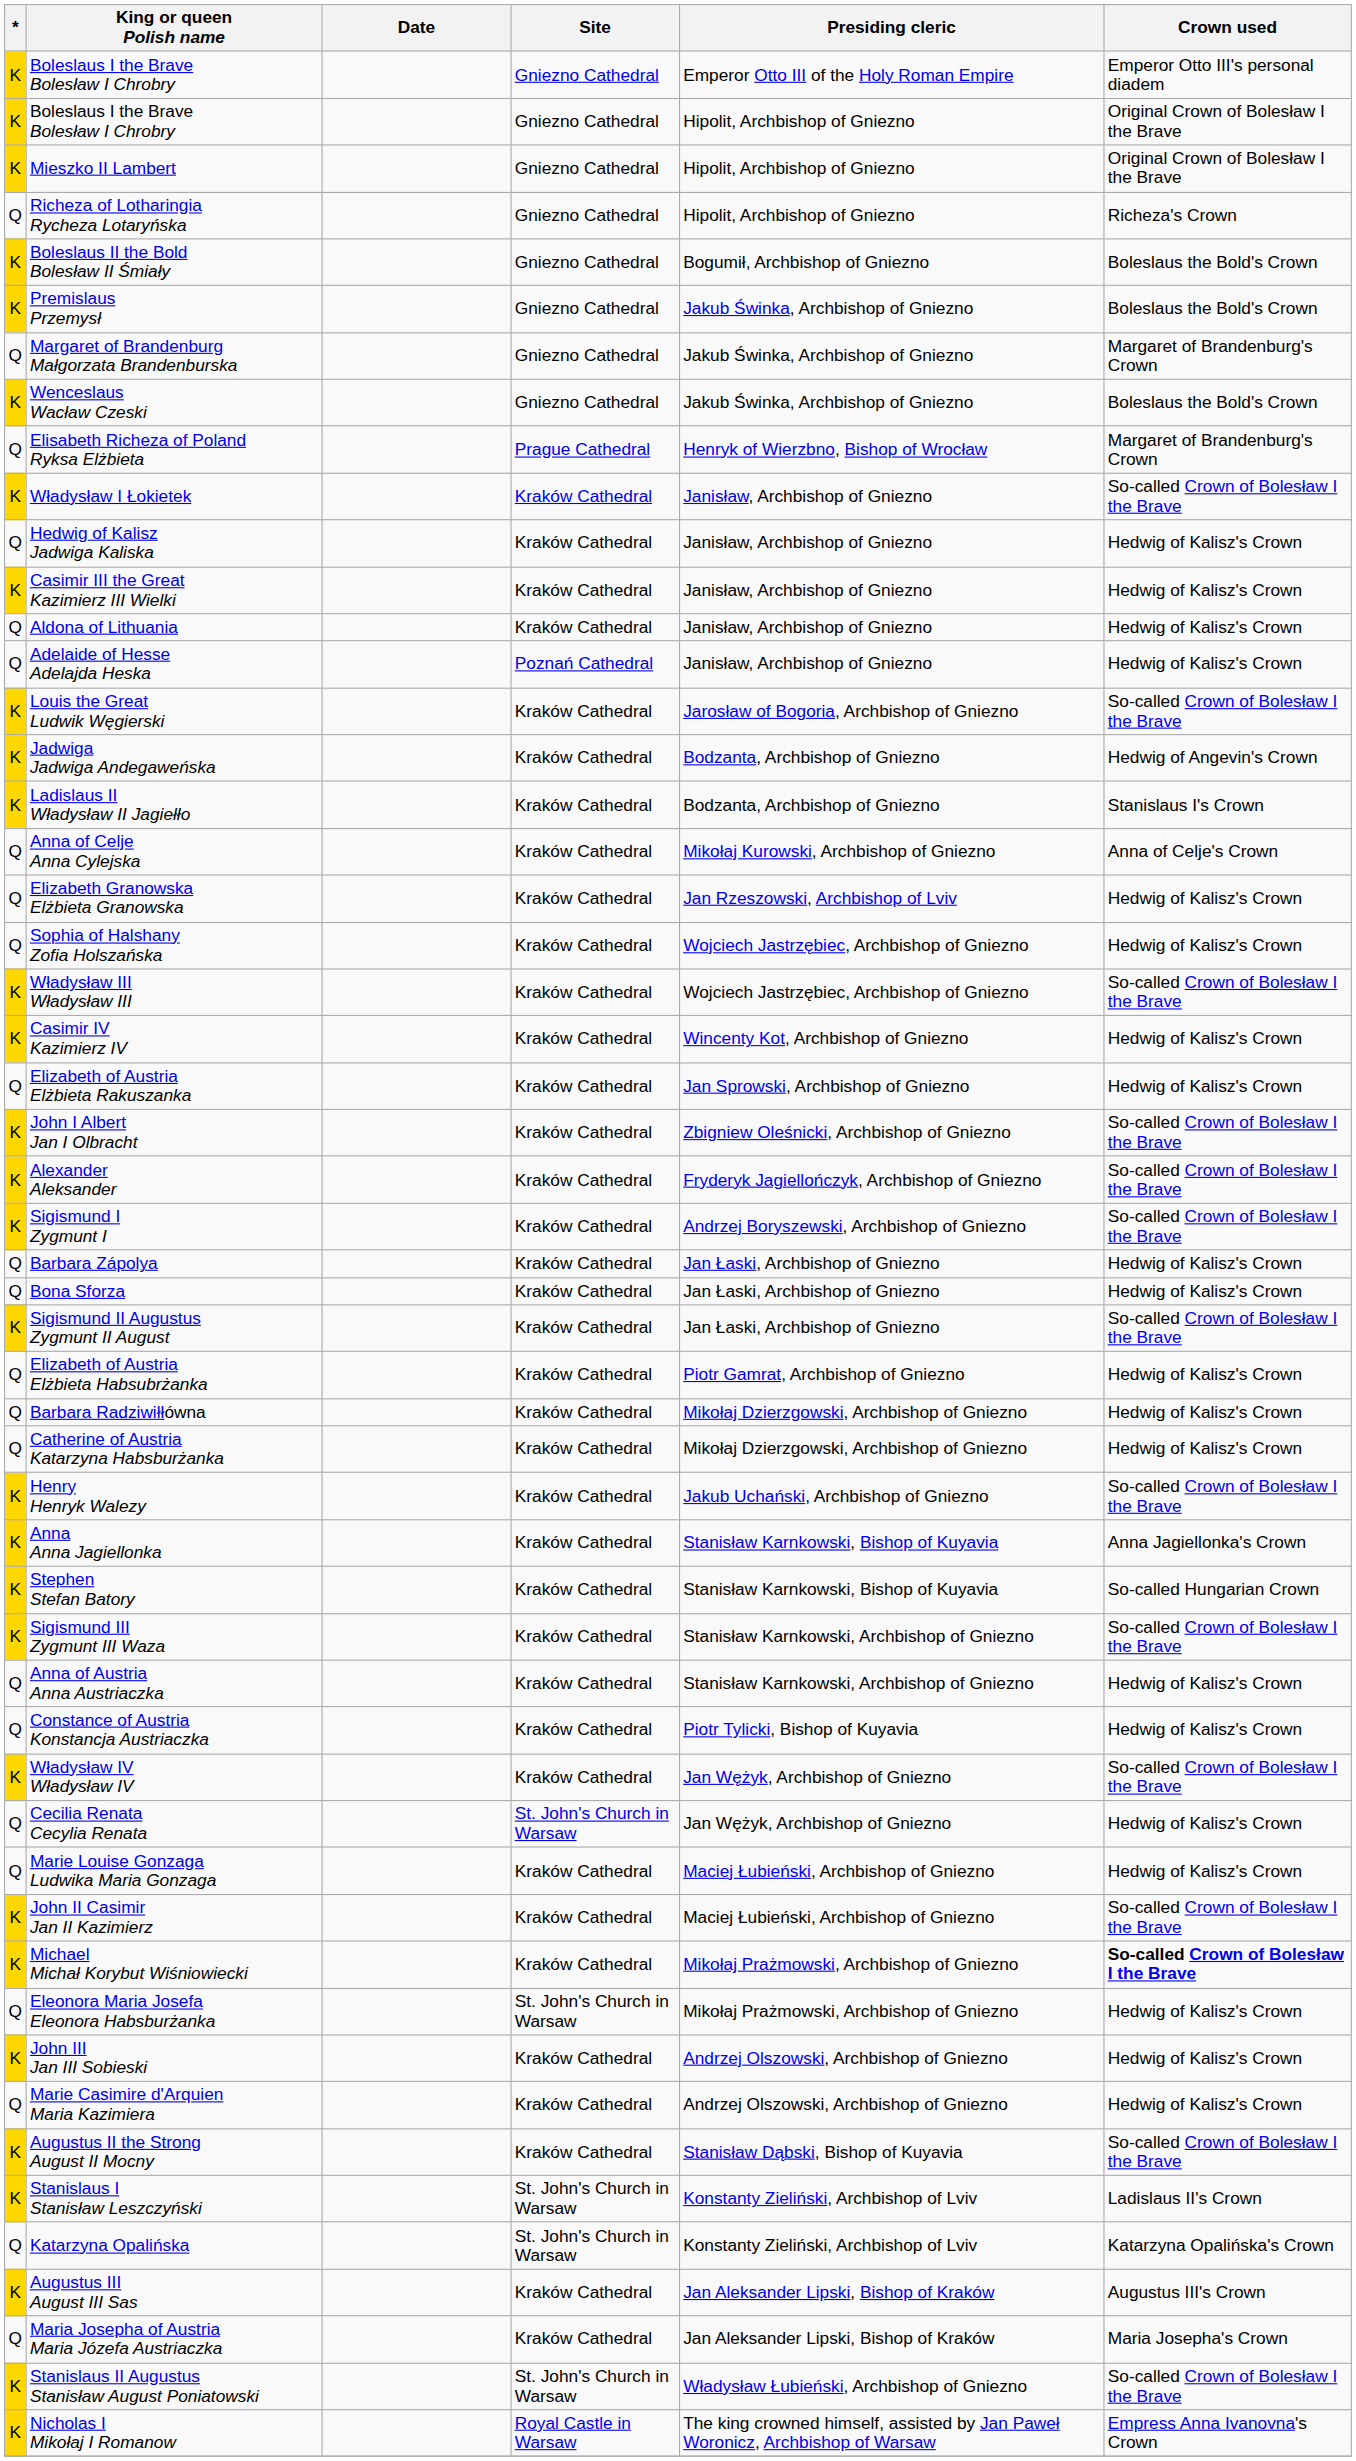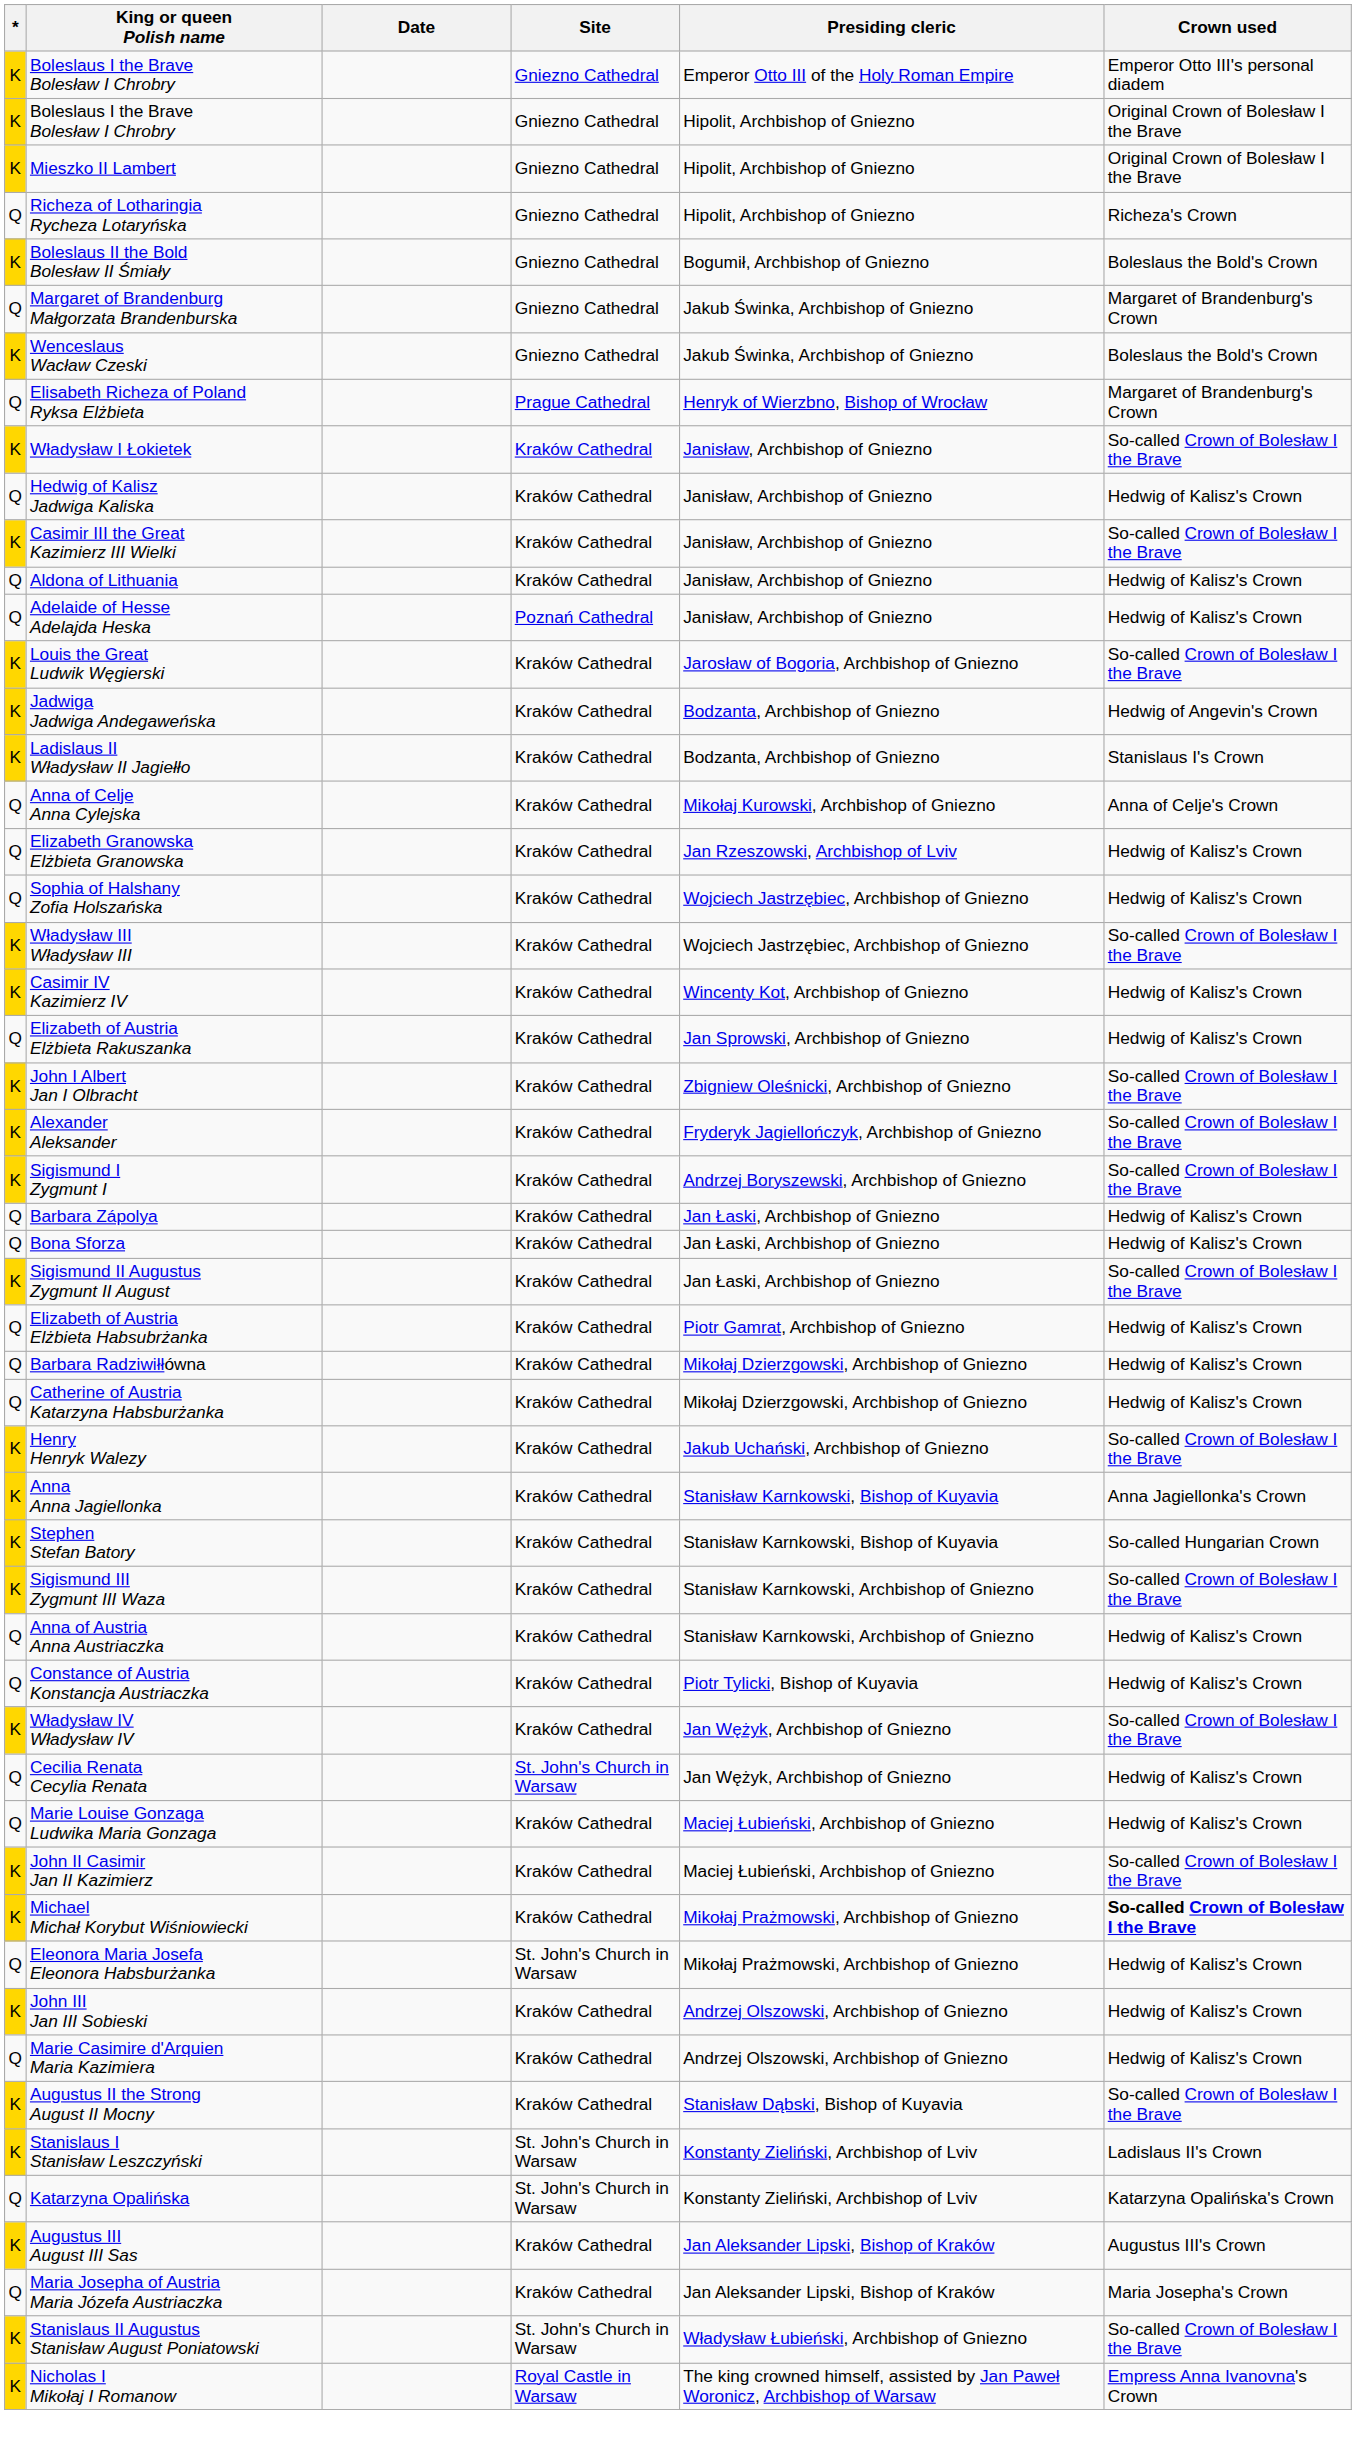- row: (73, 308)
(1205, 590) Hedwig of Kalisz's Crown -> (1223, 543) So-called Crown of Bolesław I the Brave
